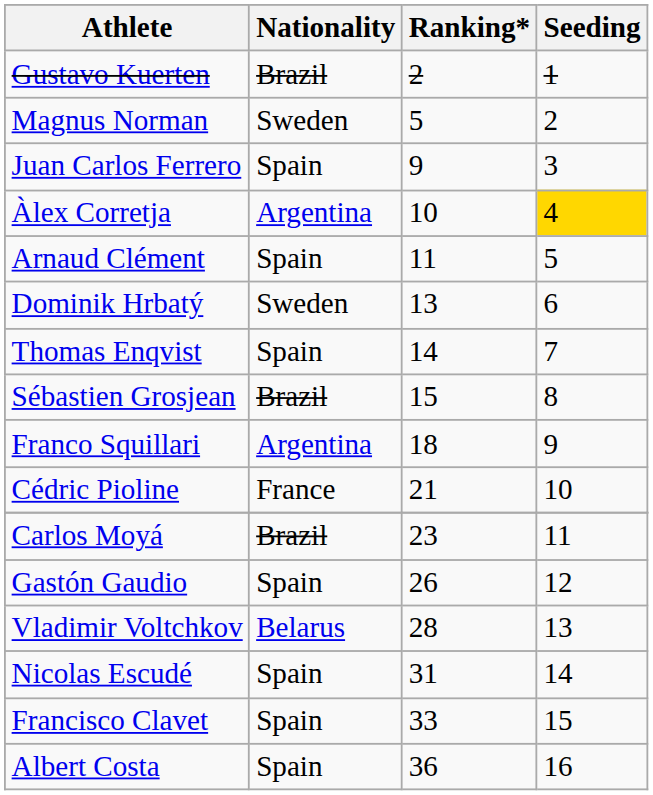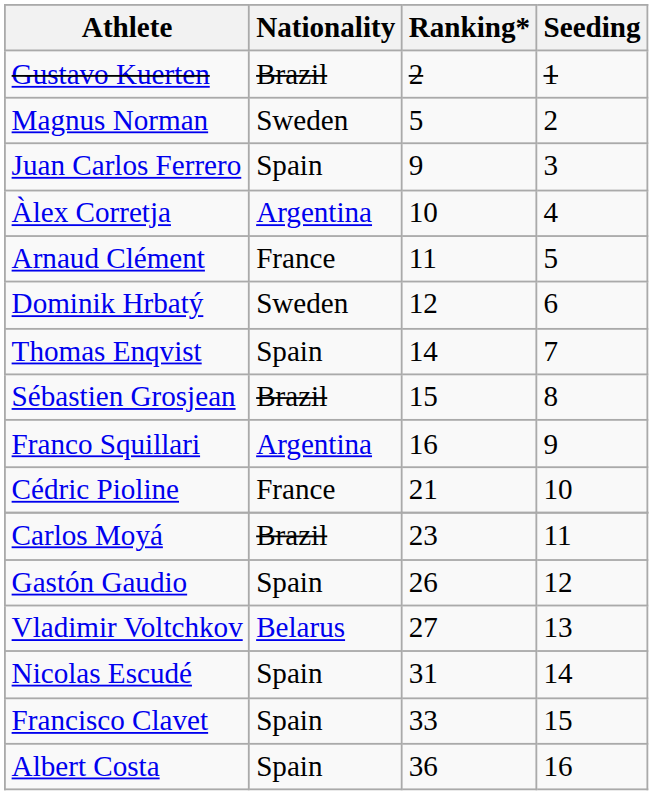(551, 212) gold background -> (551, 212) no background
(289, 258) Spain -> (296, 258) France
(423, 304) 13 -> (423, 304) 12
(423, 443) 18 -> (423, 443) 16
(423, 627) 28 -> (423, 627) 27
